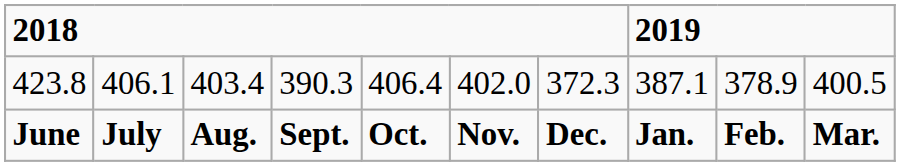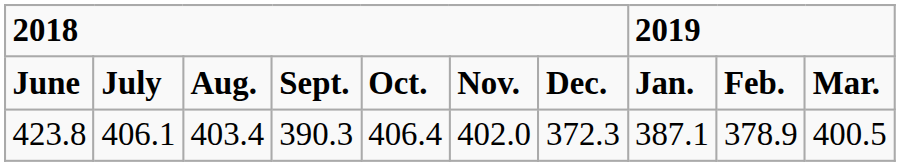rows swapped: (46, 134) <-> (49, 82)
